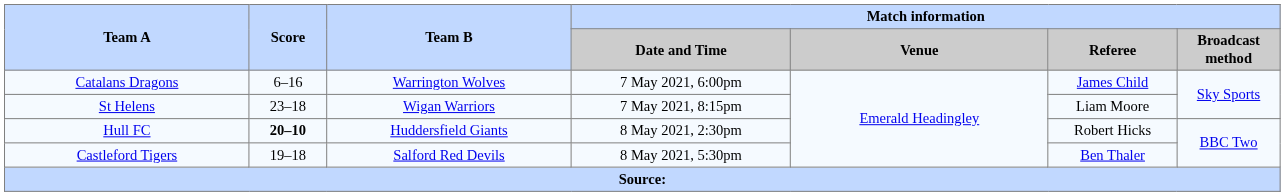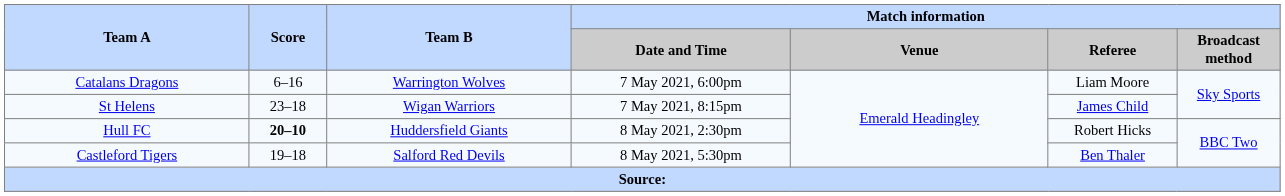(1113, 82) James Child -> (1113, 82) Liam Moore
(1113, 106) Liam Moore -> (1113, 106) James Child
